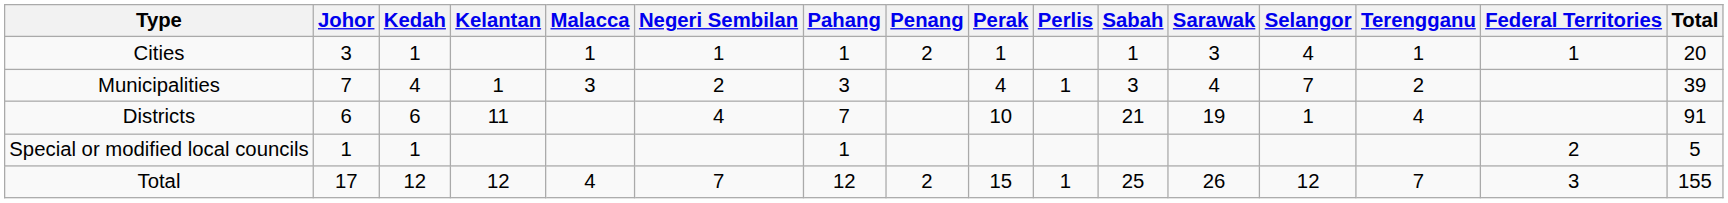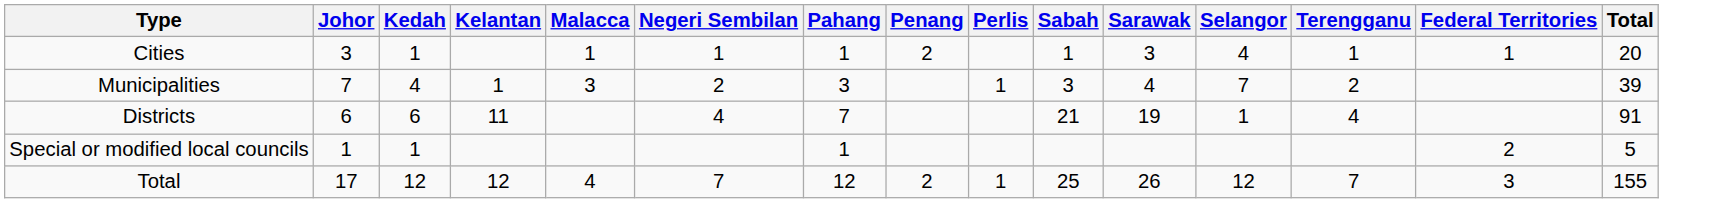- column: (1001, 20)
